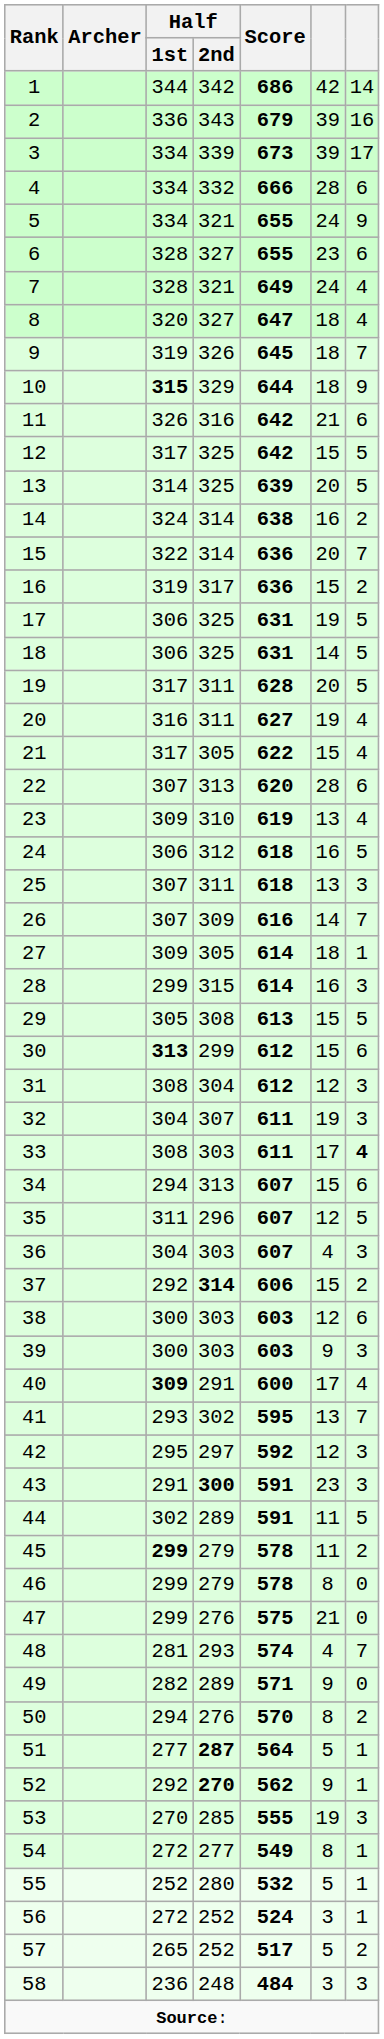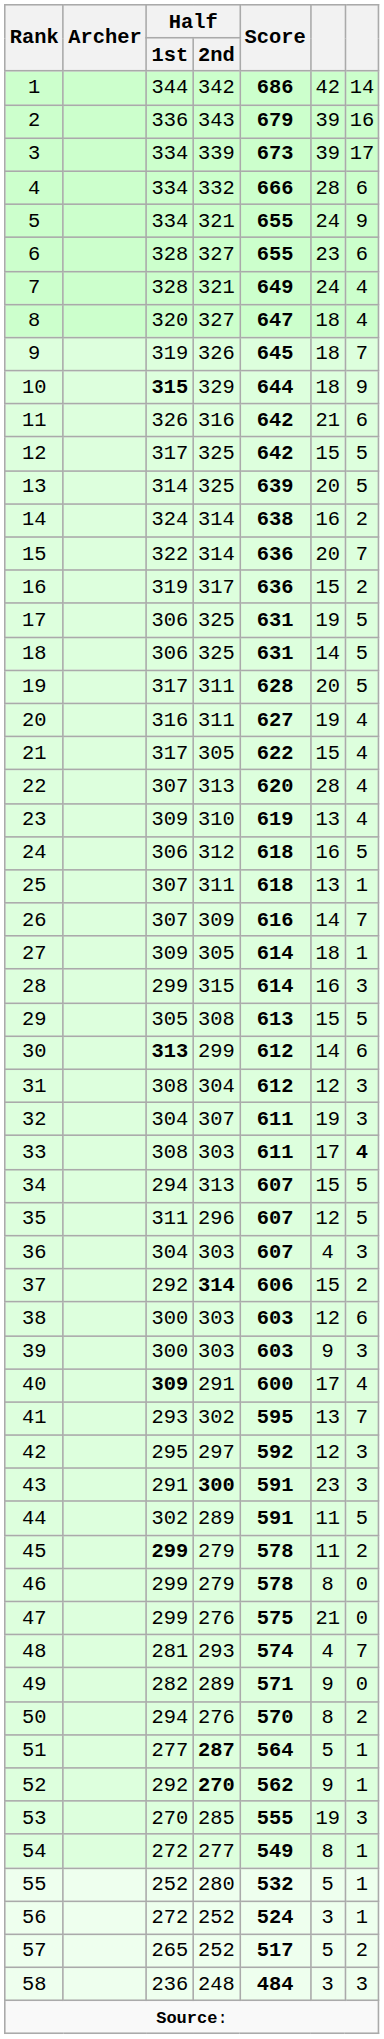(362, 786) 6 -> (362, 786) 4
(362, 886) 3 -> (362, 886) 1
(328, 1053) 15 -> (328, 1053) 14
(362, 1186) 6 -> (362, 1186) 5
